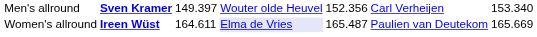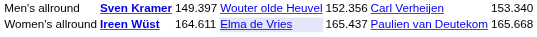(347, 24) 165.487 -> (347, 24) 165.437
(512, 24) 165.669 -> (512, 24) 165.668
